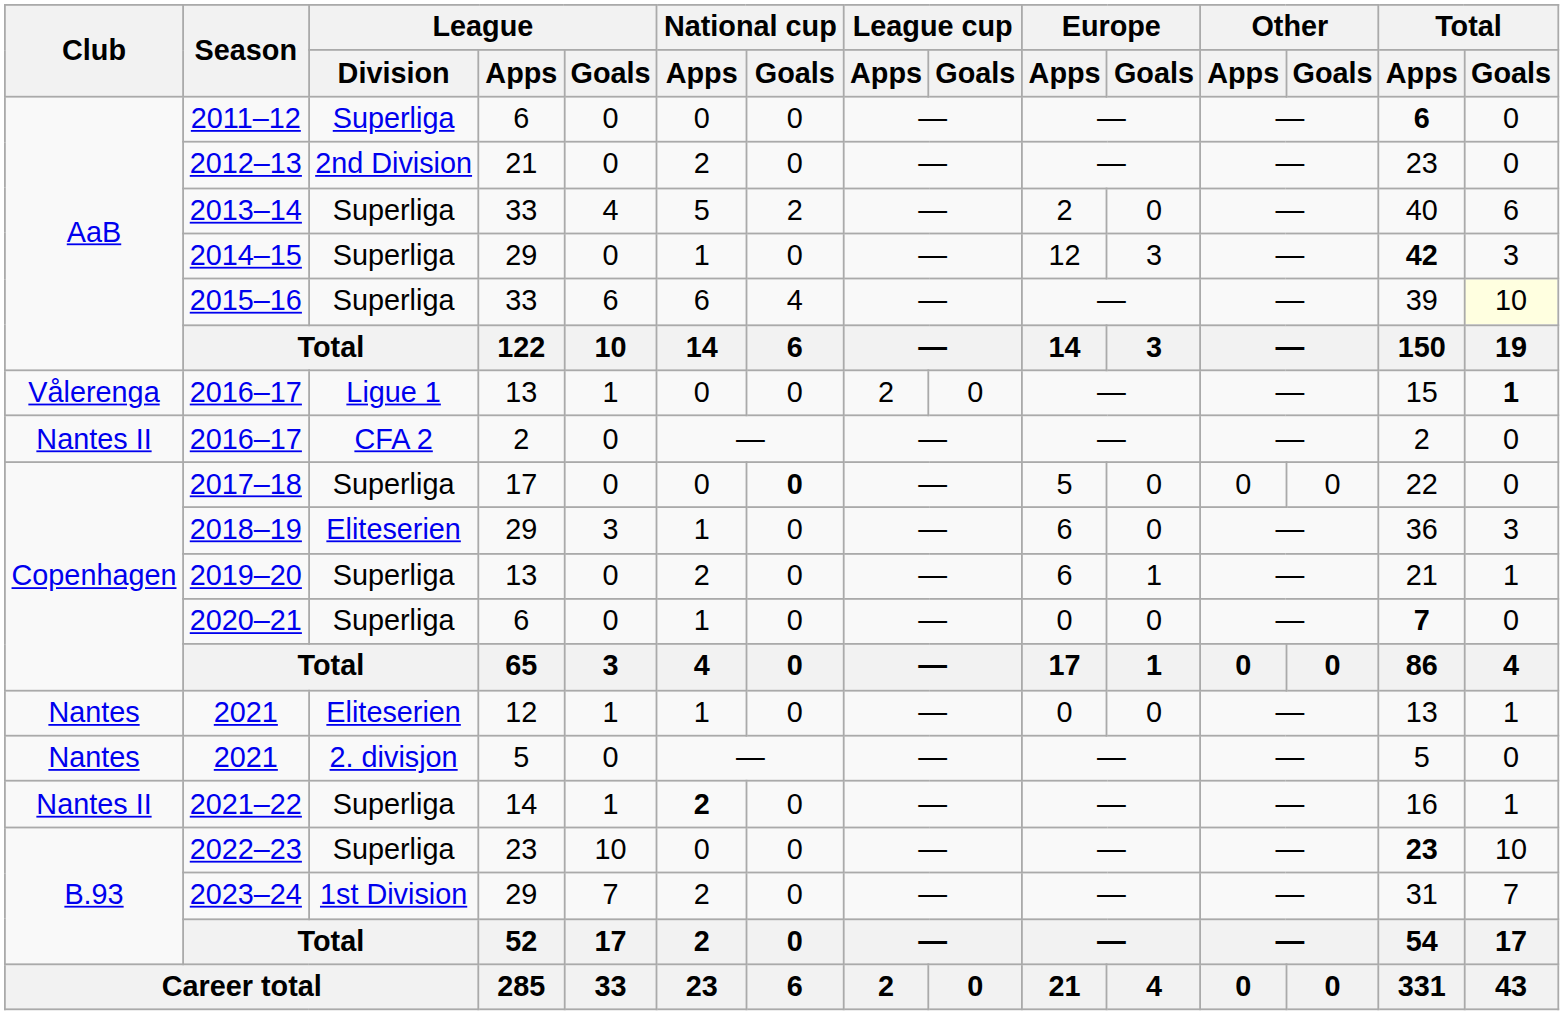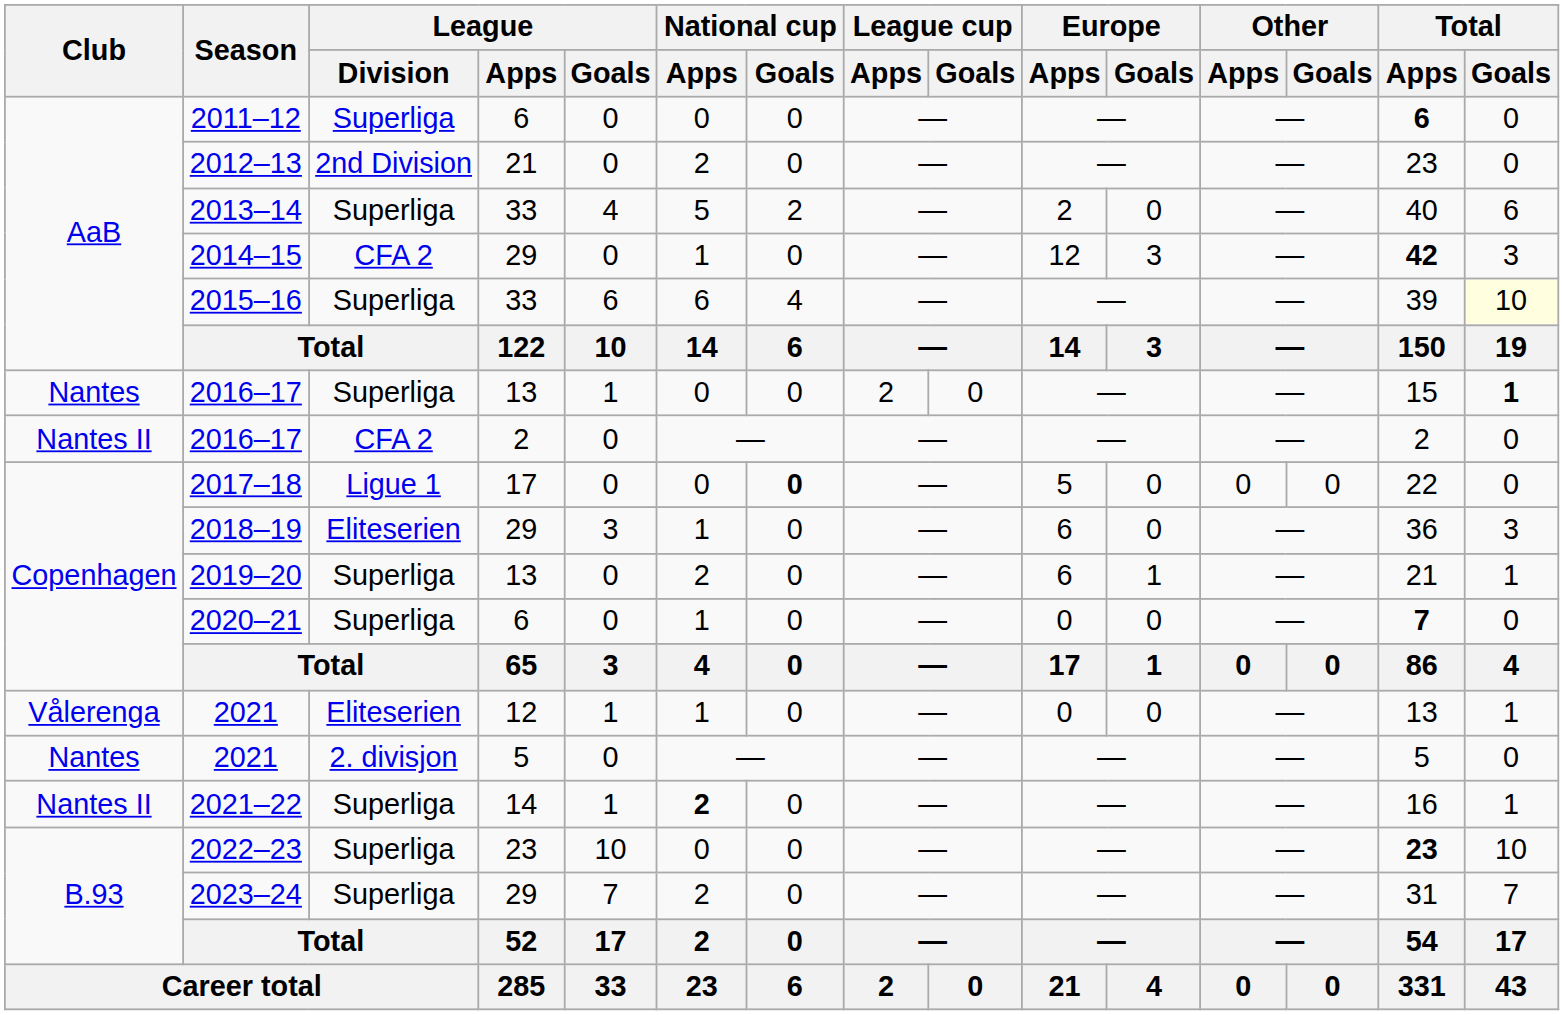(394, 255) Superliga -> (394, 255) CFA 2
(94, 392) Vålerenga -> (94, 392) Nantes
(394, 392) Ligue 1 -> (394, 392) Superliga
(394, 484) Superliga -> (394, 484) Ligue 1
(94, 712) Nantes -> (94, 712) Vålerenga
(394, 895) 1st Division -> (394, 895) Superliga
